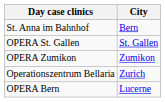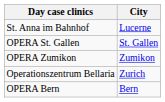(129, 27) Bern -> (135, 27) Lucerne
(135, 89) Lucerne -> (129, 89) Bern
